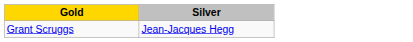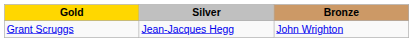+ column: (341, 12)
